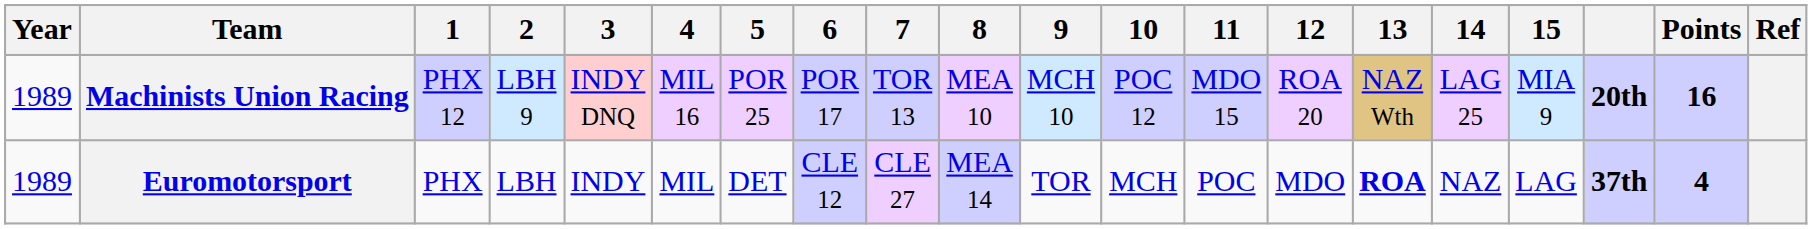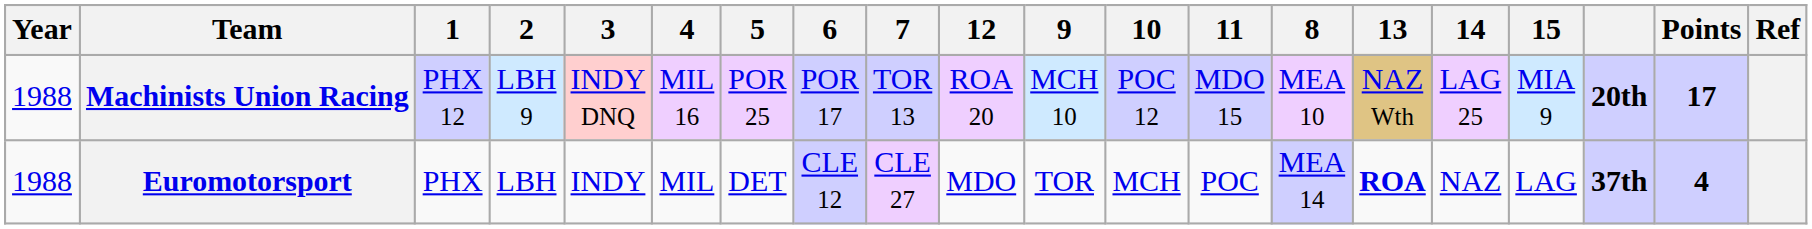columns swapped: (980, 29) <-> (1310, 29)
(42, 96) 1989 -> (42, 96) 1988
(1701, 96) 16 -> (1701, 96) 17
(42, 181) 1989 -> (42, 181) 1988
